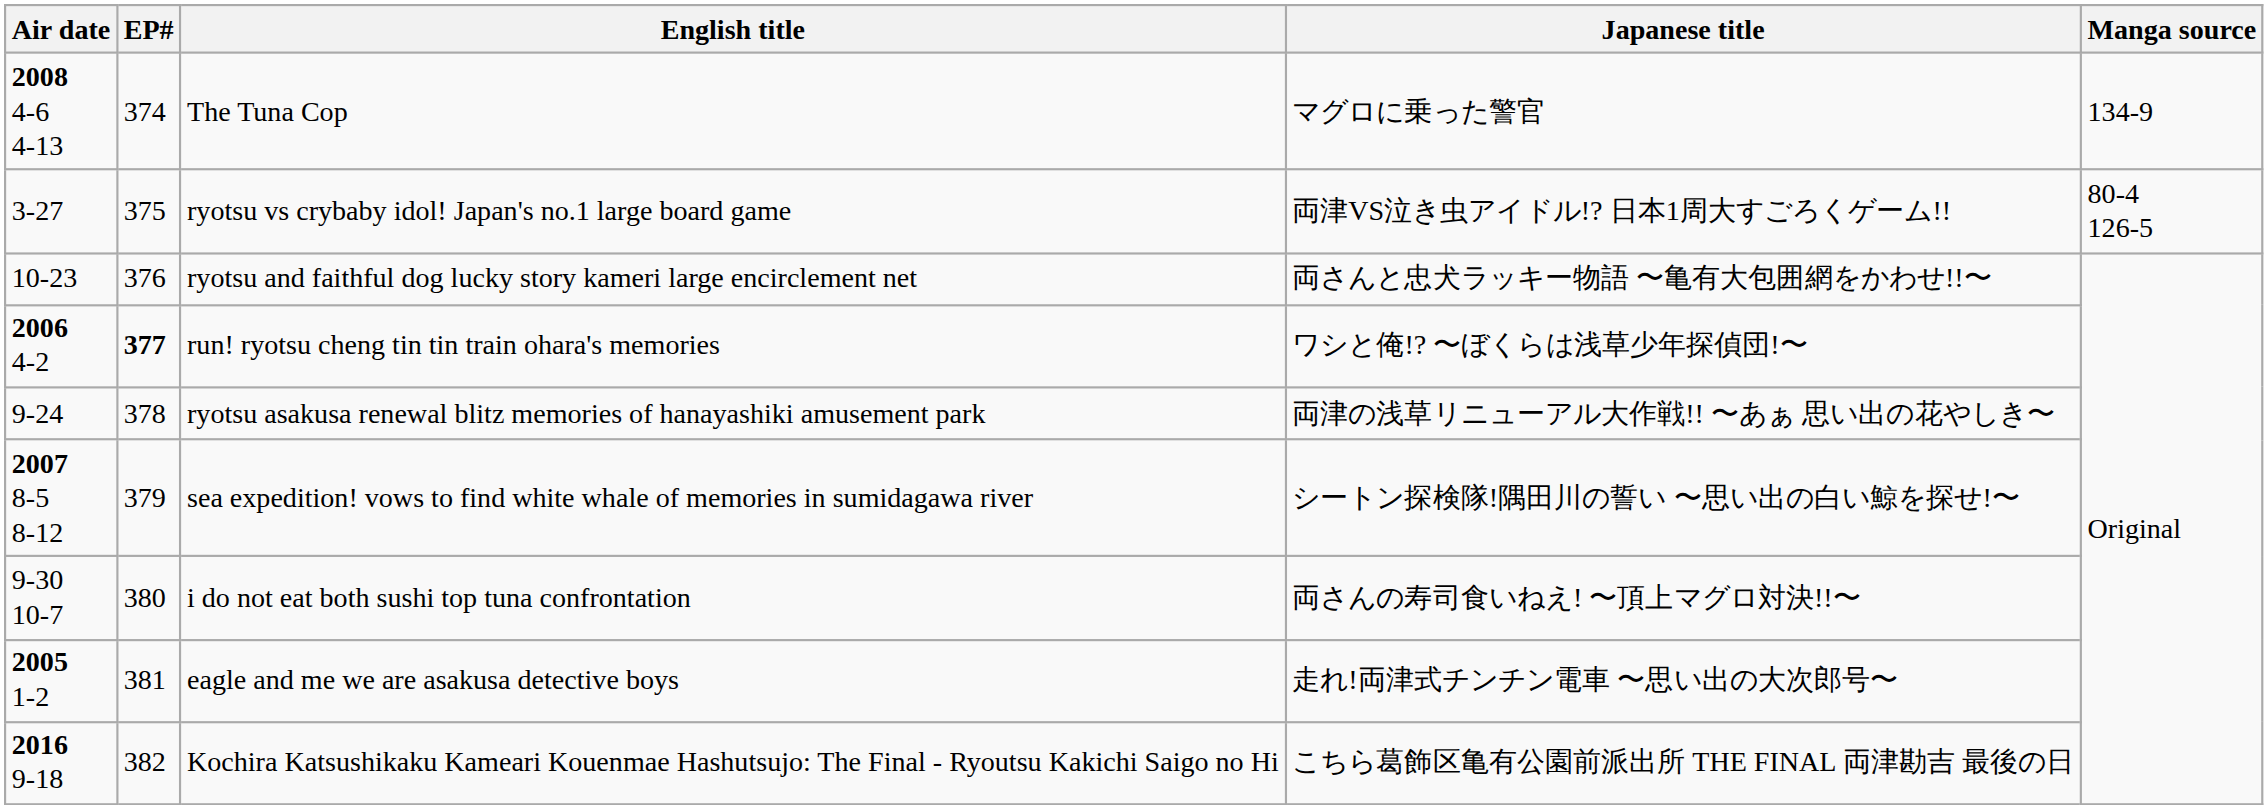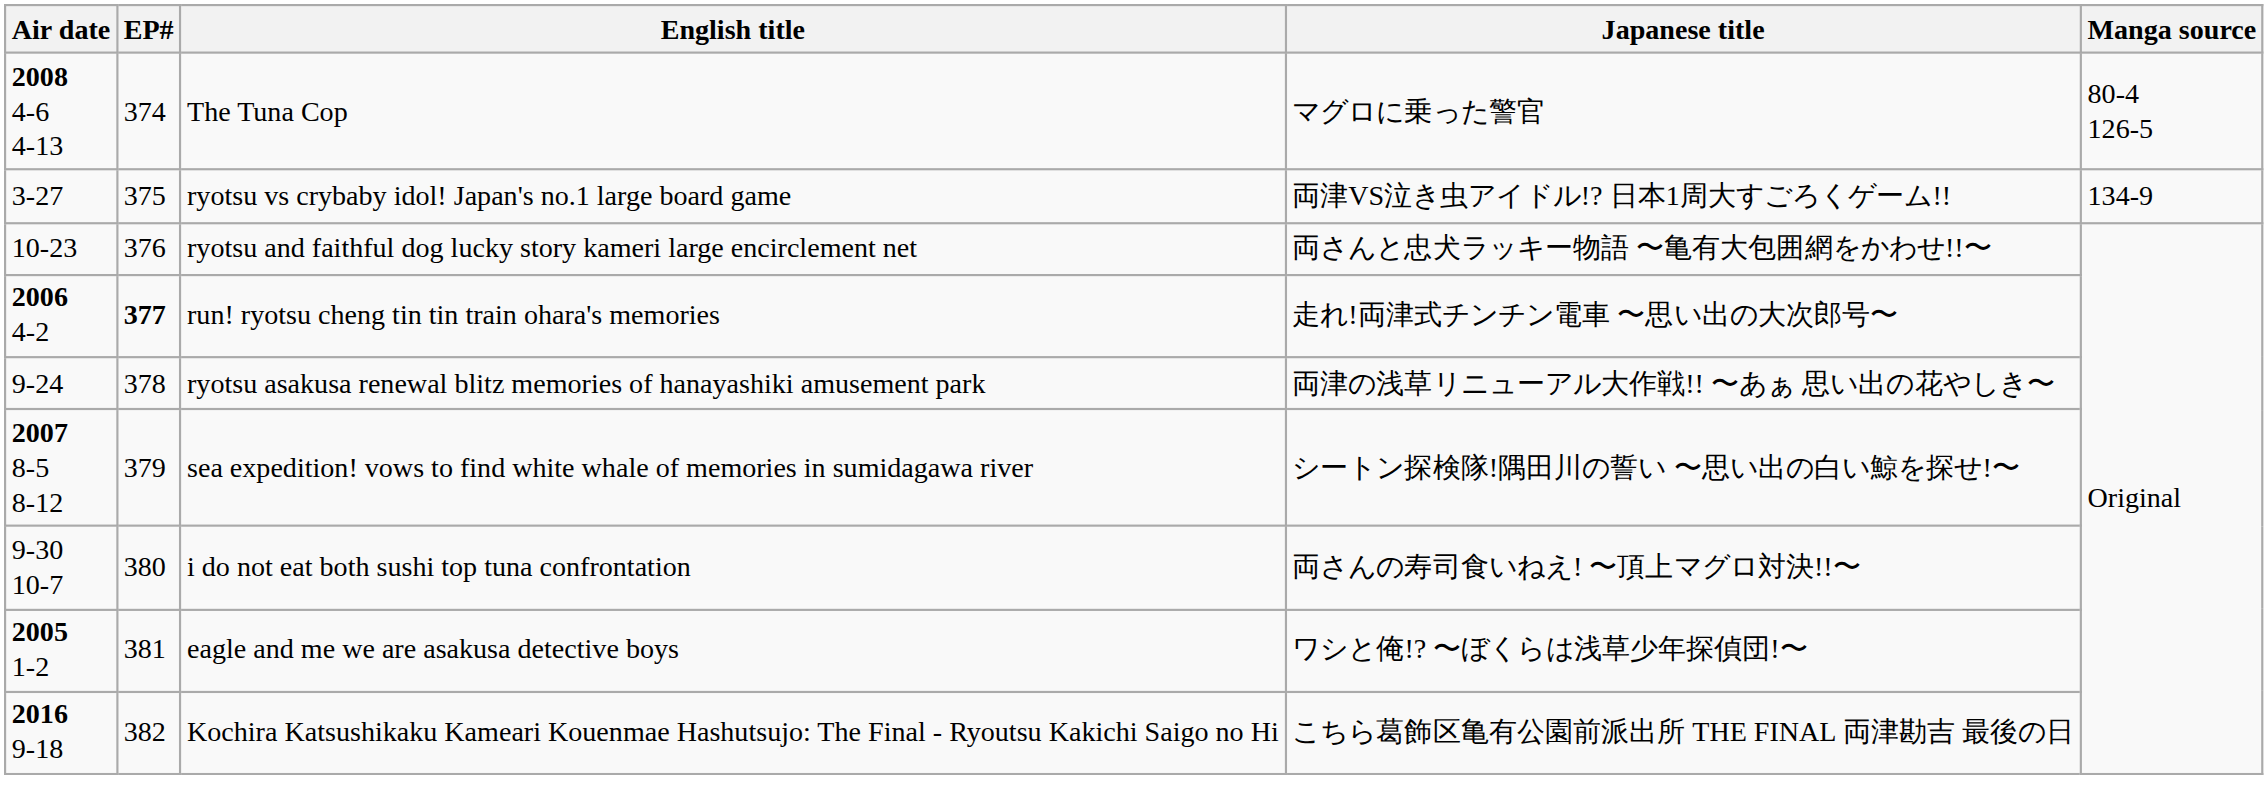(2120, 110) 134-9 -> (2120, 110) 80-4 126-5
(2120, 210) 80-4 126-5 -> (2120, 195) 134-9
(1550, 345) ワシと俺!? 〜ぼくらは浅草少年探偵団!〜 -> (1595, 315) 走れ!両津式チンチン電車 〜思い出の大次郎号〜
(1595, 679) 走れ!両津式チンチン電車 〜思い出の大次郎号〜 -> (1550, 649) ワシと俺!? 〜ぼくらは浅草少年探偵団!〜
